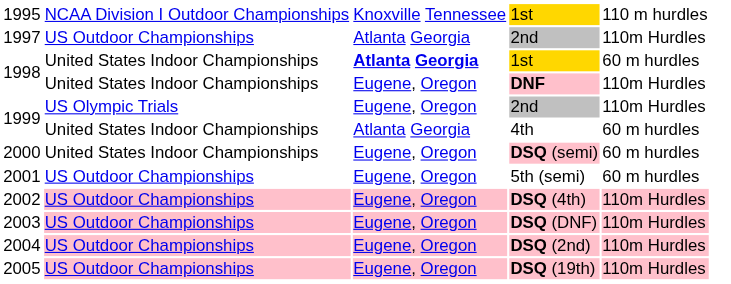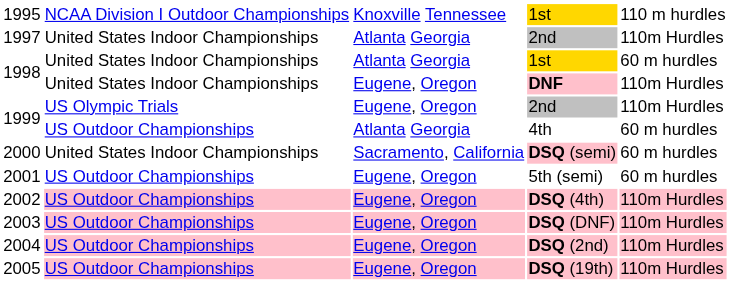(149, 37) US Outdoor Championships -> (182, 37) United States Indoor Championships
(416, 60) bold -> (412, 60) normal
(182, 130) United States Indoor Championships -> (149, 130) US Outdoor Championships
(415, 153) Eugene, Oregon -> (439, 153) Sacramento, California
